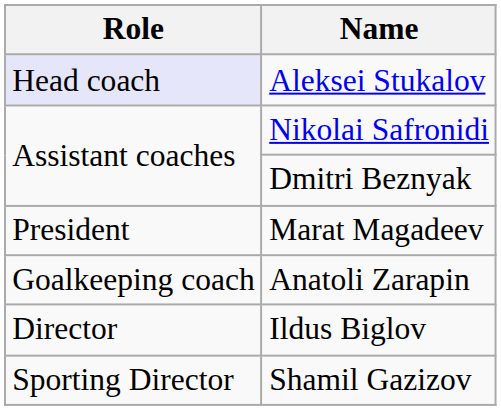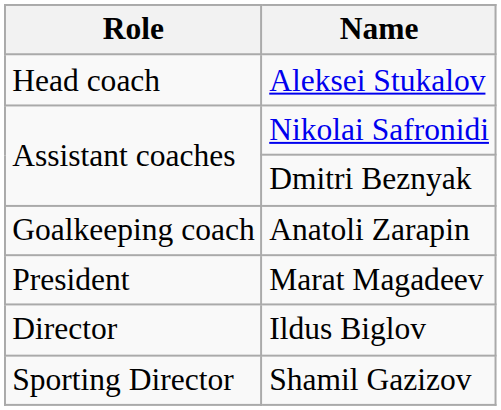(86, 79) lavender background -> (86, 79) no background
rows swapped: (369, 279) <-> (376, 229)
